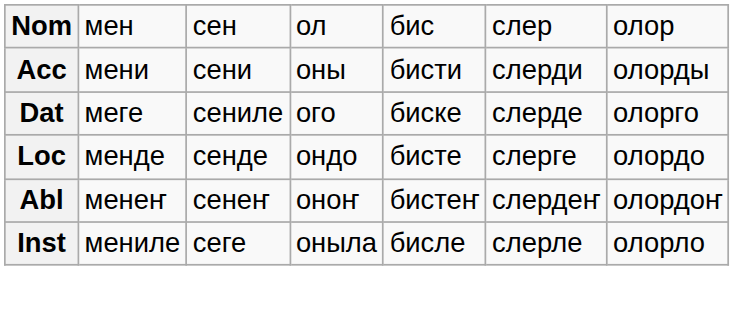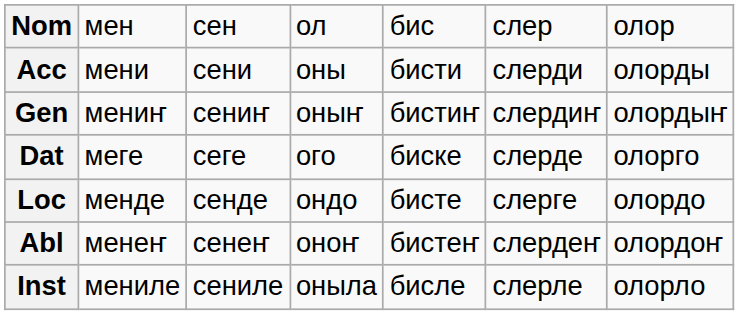+ row: (42, 112)
(238, 112) сениле -> (220, 156) сеге
(220, 243) сеге -> (238, 286) сениле
